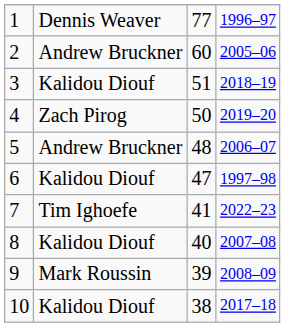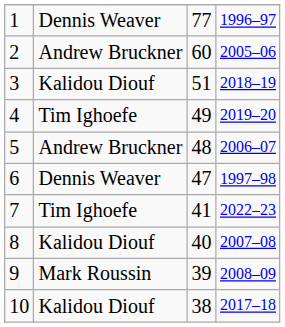(83, 115) Zach Pirog -> (88, 115) Tim Ighoefe
(202, 115) 50 -> (202, 115) 49
(96, 178) Kalidou Diouf -> (99, 178) Dennis Weaver
